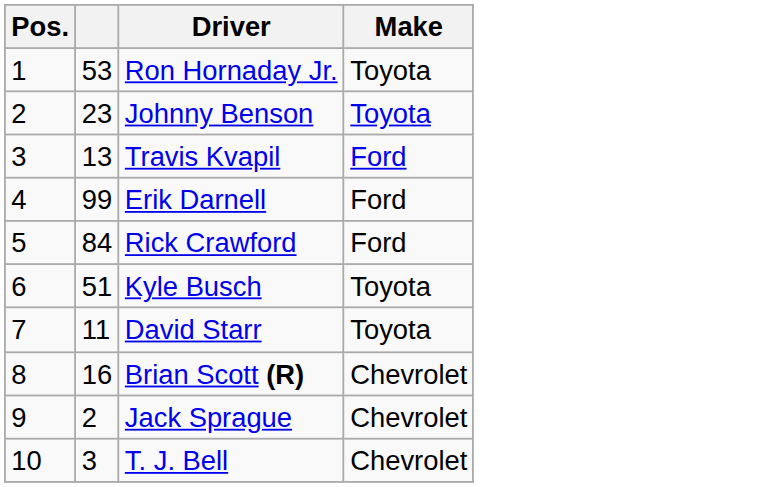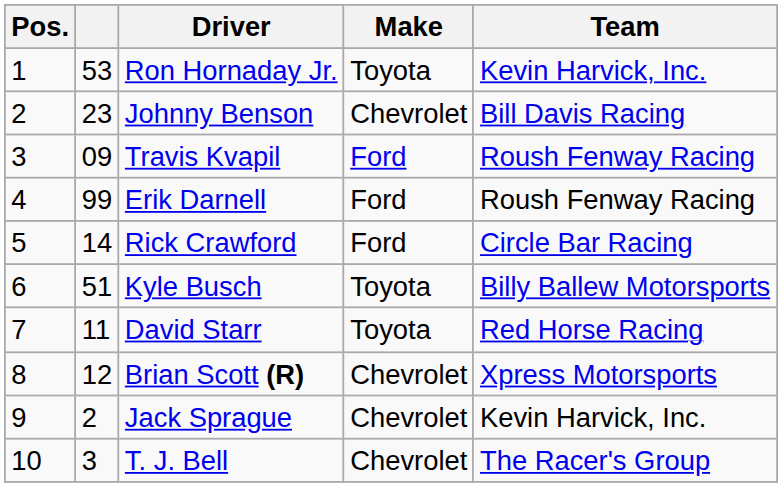+ column: (625, 27)
(391, 113) Toyota -> (409, 113) Chevrolet
(97, 157) 13 -> (97, 157) 09
(97, 243) 84 -> (97, 243) 14
(97, 373) 16 -> (97, 373) 12
